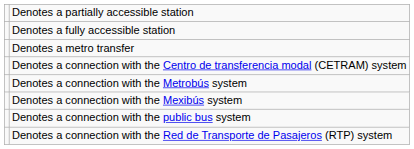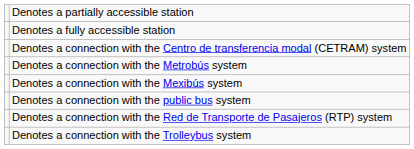- row: (73, 48)
+ row: (132, 135)
